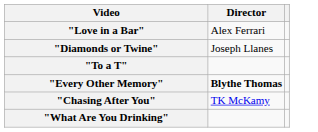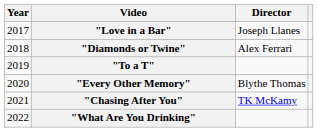+ column: (18, 13)
(238, 30) Alex Ferrari -> (269, 30) Joseph Llanes
(242, 48) Joseph Llanes -> (265, 48) Alex Ferrari
(246, 83) bold -> (272, 83) normal
